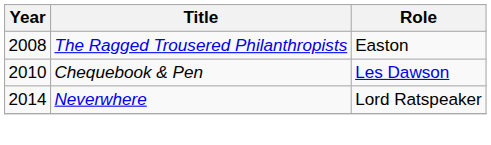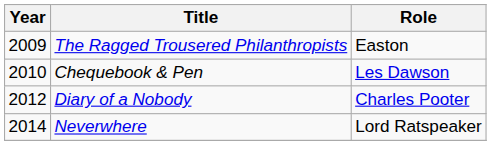(28, 45) 2008 -> (28, 45) 2009
+ row: (123, 99)
